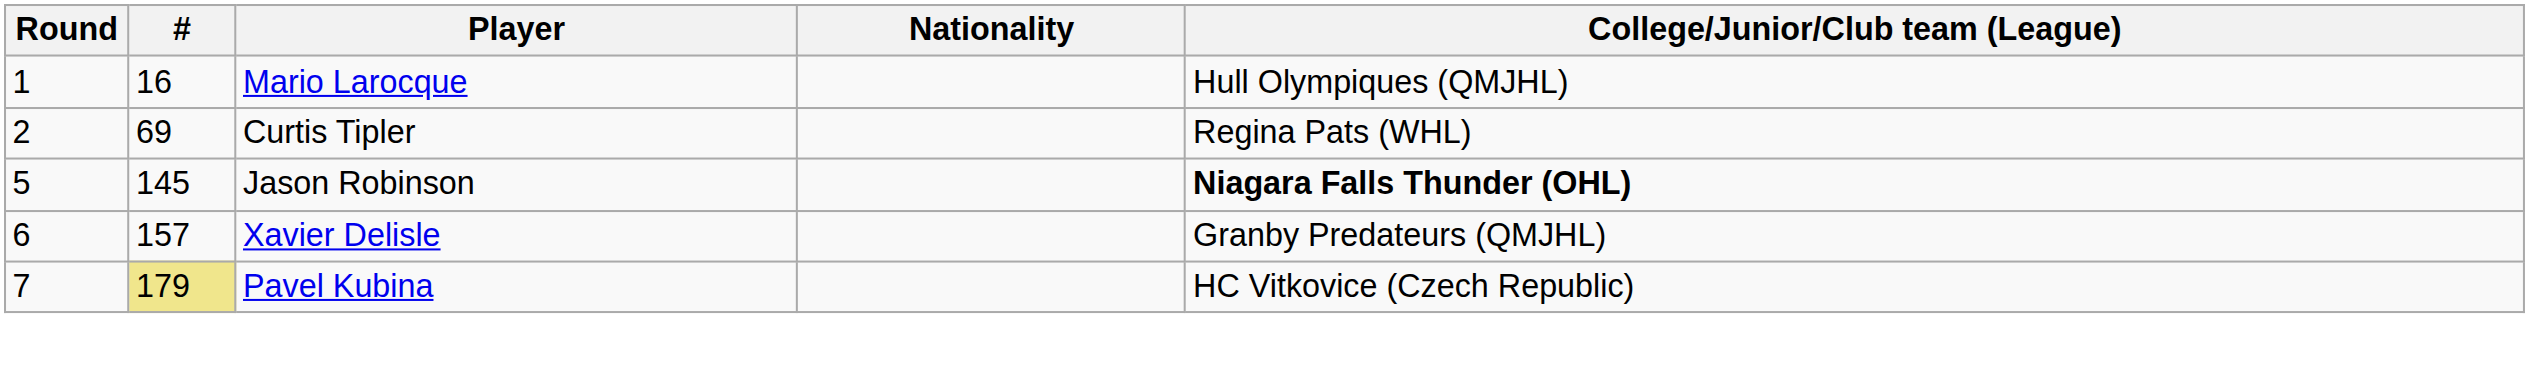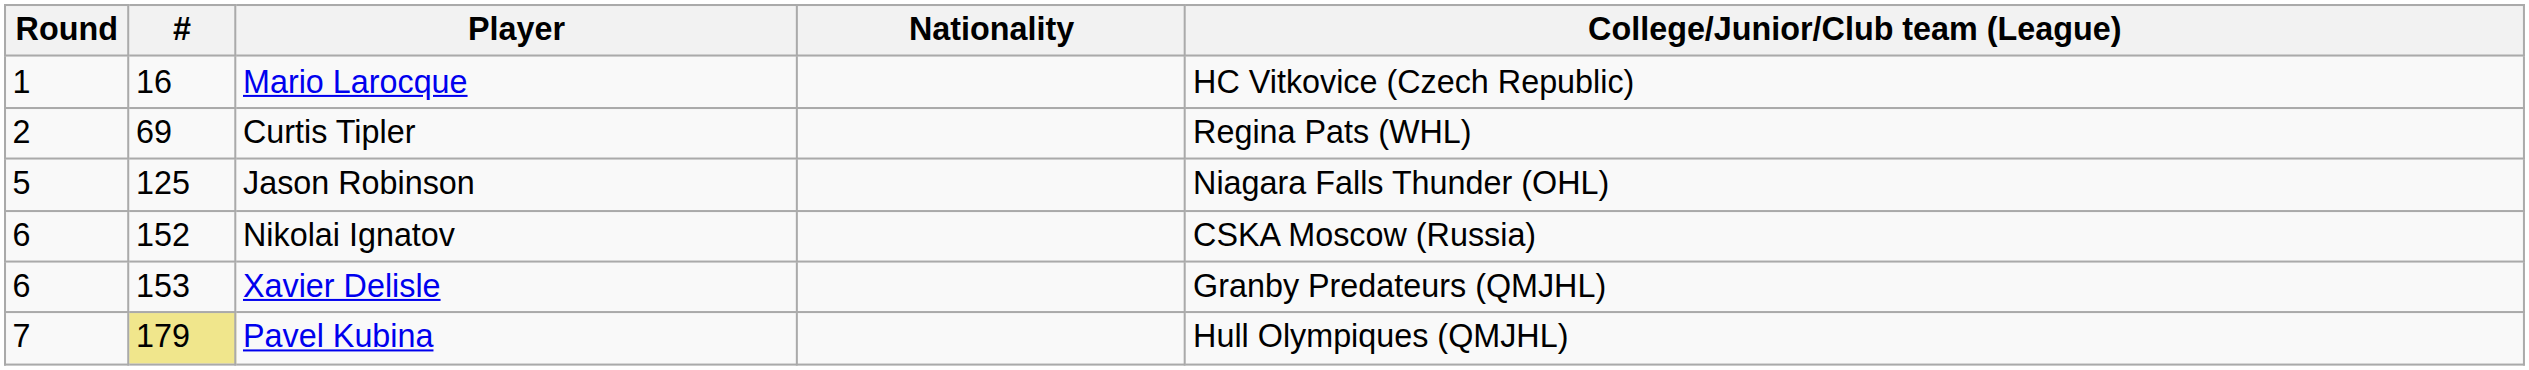(1381, 81) Hull Olympiques (QMJHL) -> (1414, 81) HC Vitkovice (Czech Republic)
(163, 183) 145 -> (163, 183) 125
(1412, 183) bold -> (1401, 183) normal
+ row: (349, 235)
(163, 235) 157 -> (163, 286) 153
(1414, 286) HC Vitkovice (Czech Republic) -> (1381, 337) Hull Olympiques (QMJHL)
